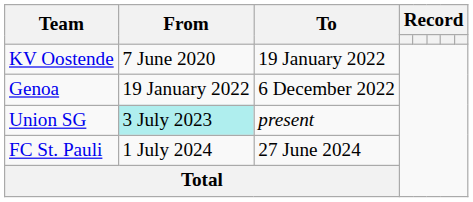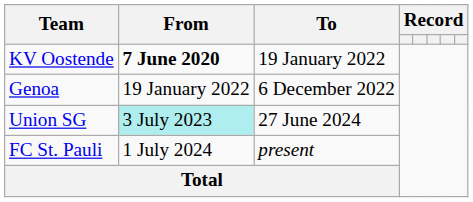(169, 59) normal -> (171, 59) bold
(286, 119) present -> (310, 119) 27 June 2024
(310, 150) 27 June 2024 -> (286, 150) present
